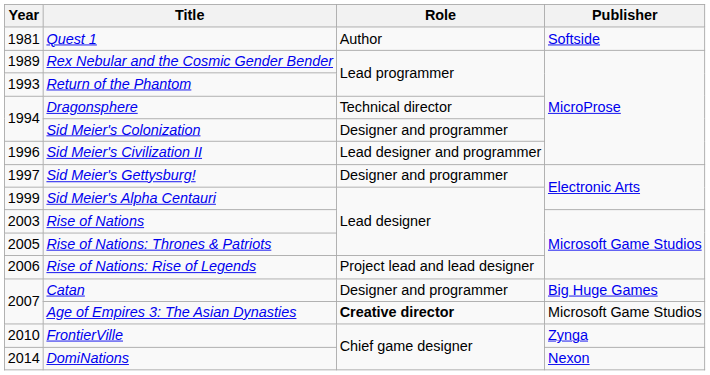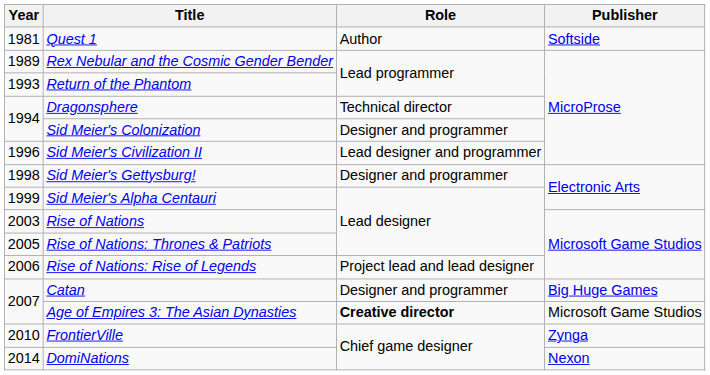(24, 175) 1997 -> (24, 175) 1998
